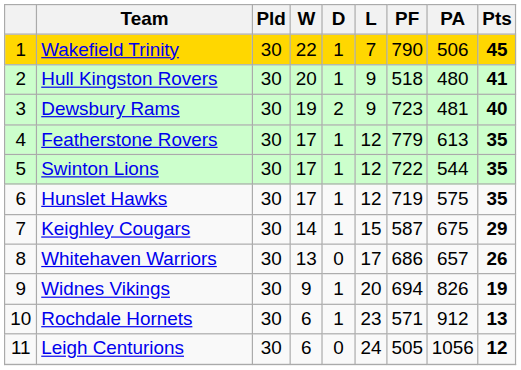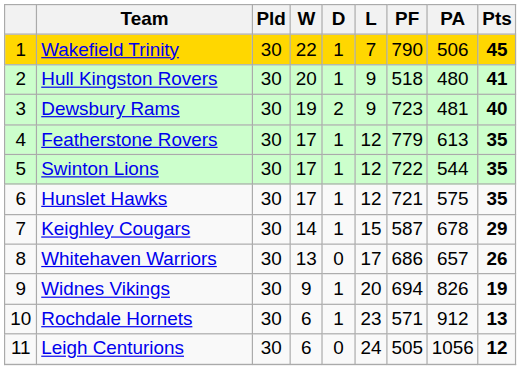(407, 199) 719 -> (407, 199) 721
(453, 229) 675 -> (453, 229) 678
